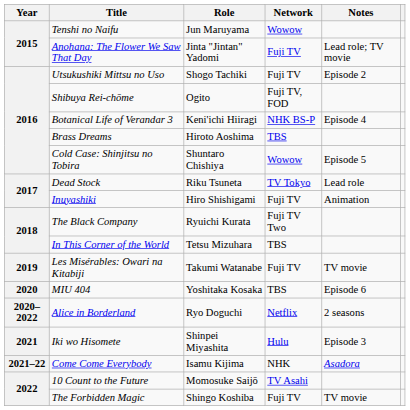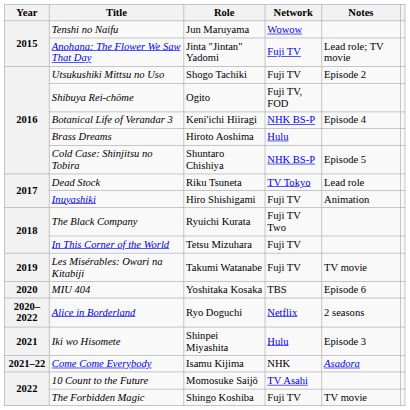(277, 137) TBS -> (278, 137) Hulu
(285, 159) Wowow -> (291, 159) NHK BS-P
(277, 244) TBS -> (284, 244) Fuji TV
